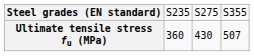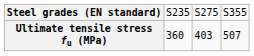(204, 36) 430 -> (204, 36) 403
